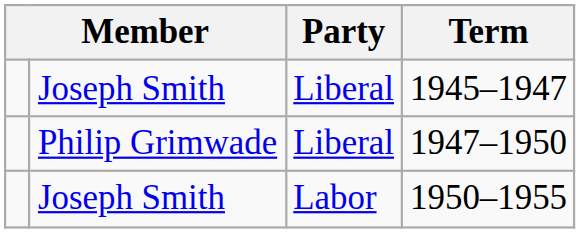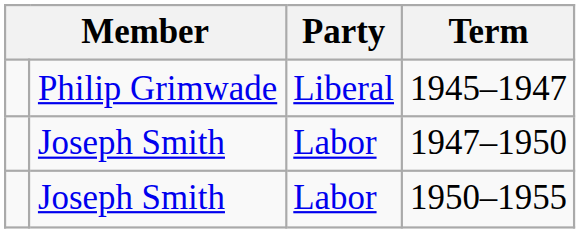(131, 87) Joseph Smith -> (158, 87) Philip Grimwade
(158, 142) Philip Grimwade -> (131, 142) Joseph Smith
(344, 142) Liberal -> (335, 142) Labor
